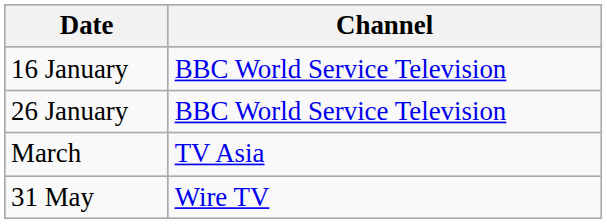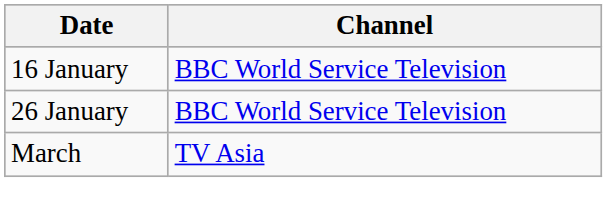- row: (52, 196)
